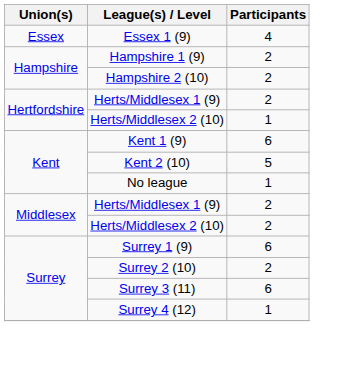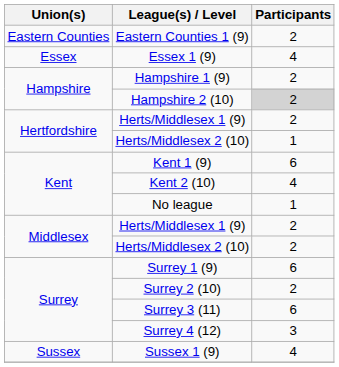+ row: (58, 36)
(268, 78) no background -> (293, 99) lightgrey background
(268, 162) 5 -> (293, 183) 4
(268, 309) 1 -> (293, 330) 3
+ row: (58, 352)
